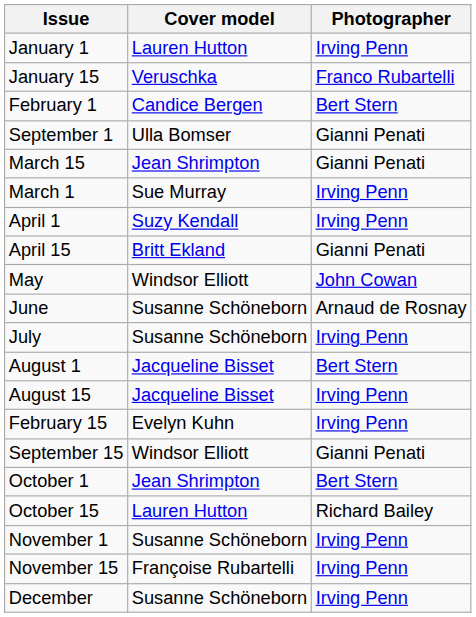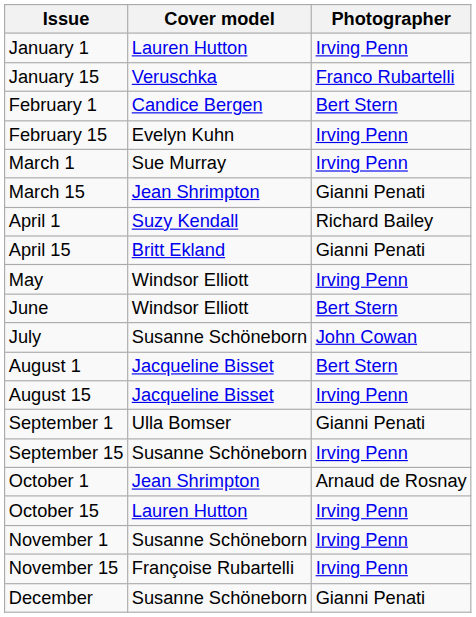rows swapped: (58, 423) <-> (61, 134)
rows swapped: (42, 192) <-> (47, 163)
(362, 221) Irving Penn -> (374, 221) Richard Bailey
(366, 279) John Cowan -> (362, 279) Irving Penn
(219, 308) Susanne Schöneborn -> (190, 308) Windsor Elliott
(391, 308) Arnaud de Rosnay -> (357, 308) Bert Stern
(362, 337) Irving Penn -> (366, 337) John Cowan
(190, 452) Windsor Elliott -> (219, 452) Susanne Schöneborn
(370, 452) Gianni Penati -> (362, 452) Irving Penn
(357, 481) Bert Stern -> (391, 481) Arnaud de Rosnay
(374, 510) Richard Bailey -> (362, 510) Irving Penn
(362, 597) Irving Penn -> (370, 597) Gianni Penati
